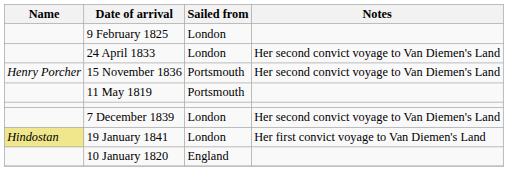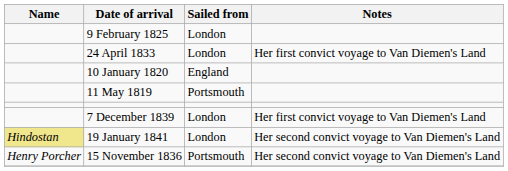(377, 53) Her second convict voyage to Van Diemen's Land -> (370, 53) Her first convict voyage to Van Diemen's Land
rows swapped: (134, 72) <-> (127, 156)
(377, 117) Her second convict voyage to Van Diemen's Land -> (370, 117) Her first convict voyage to Van Diemen's Land
(370, 137) Her first convict voyage to Van Diemen's Land -> (377, 137) Her second convict voyage to Van Diemen's Land
